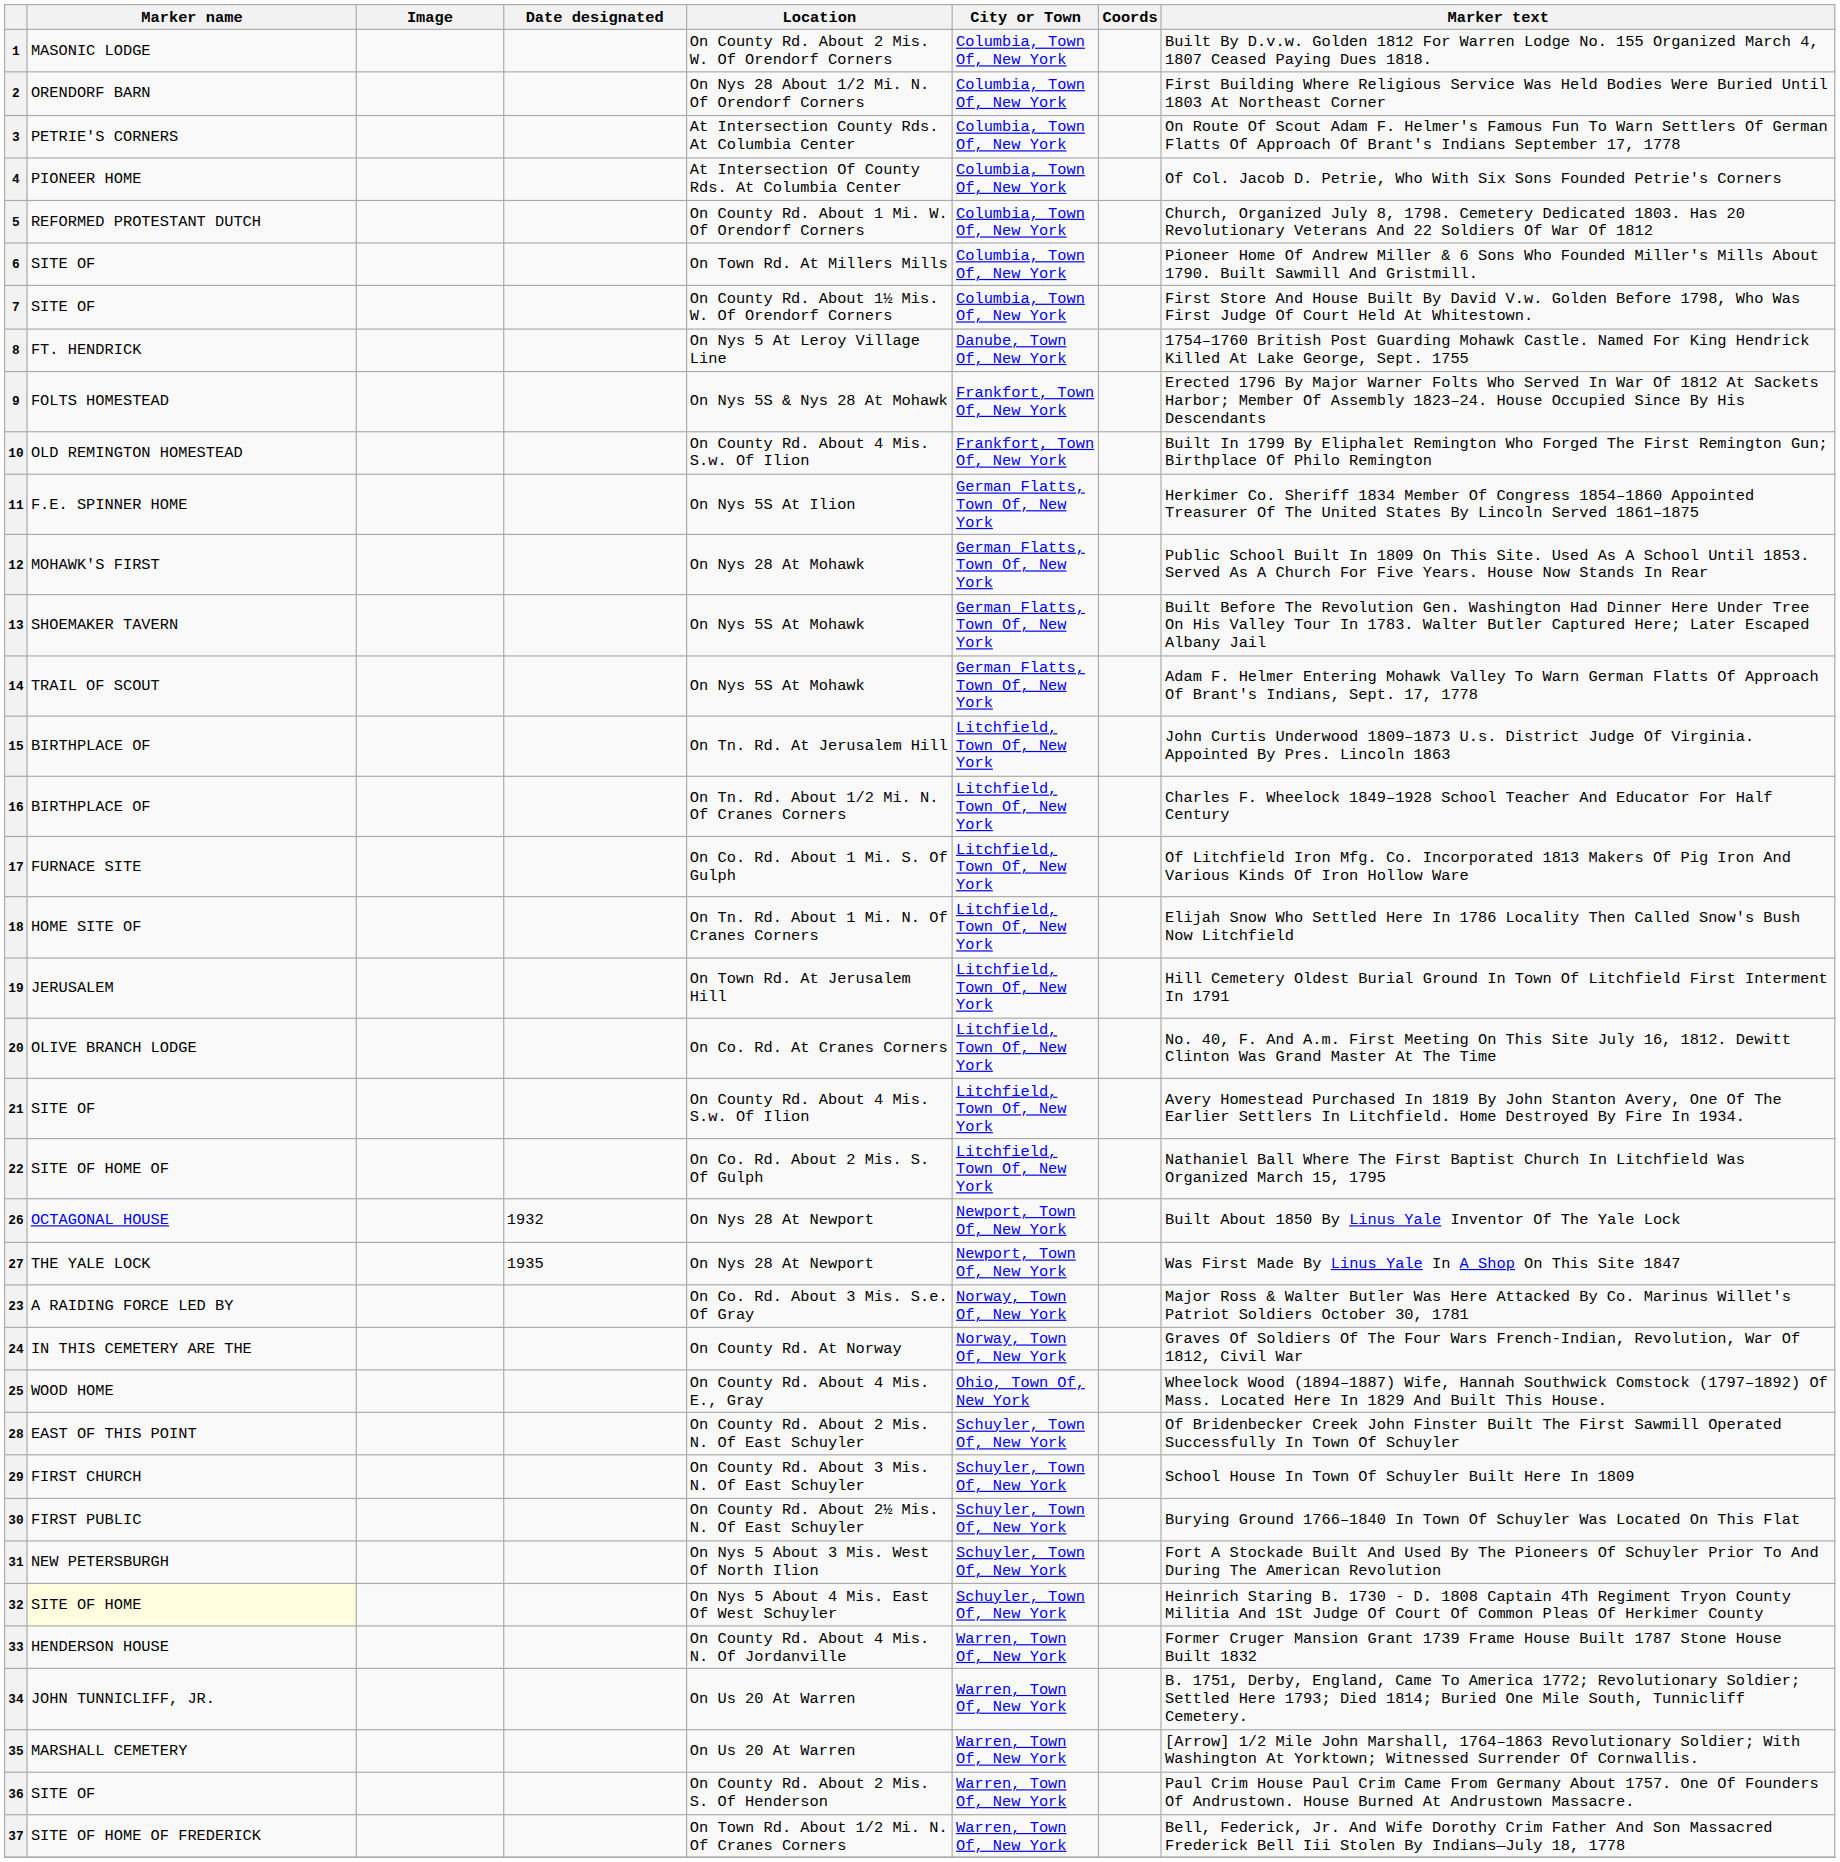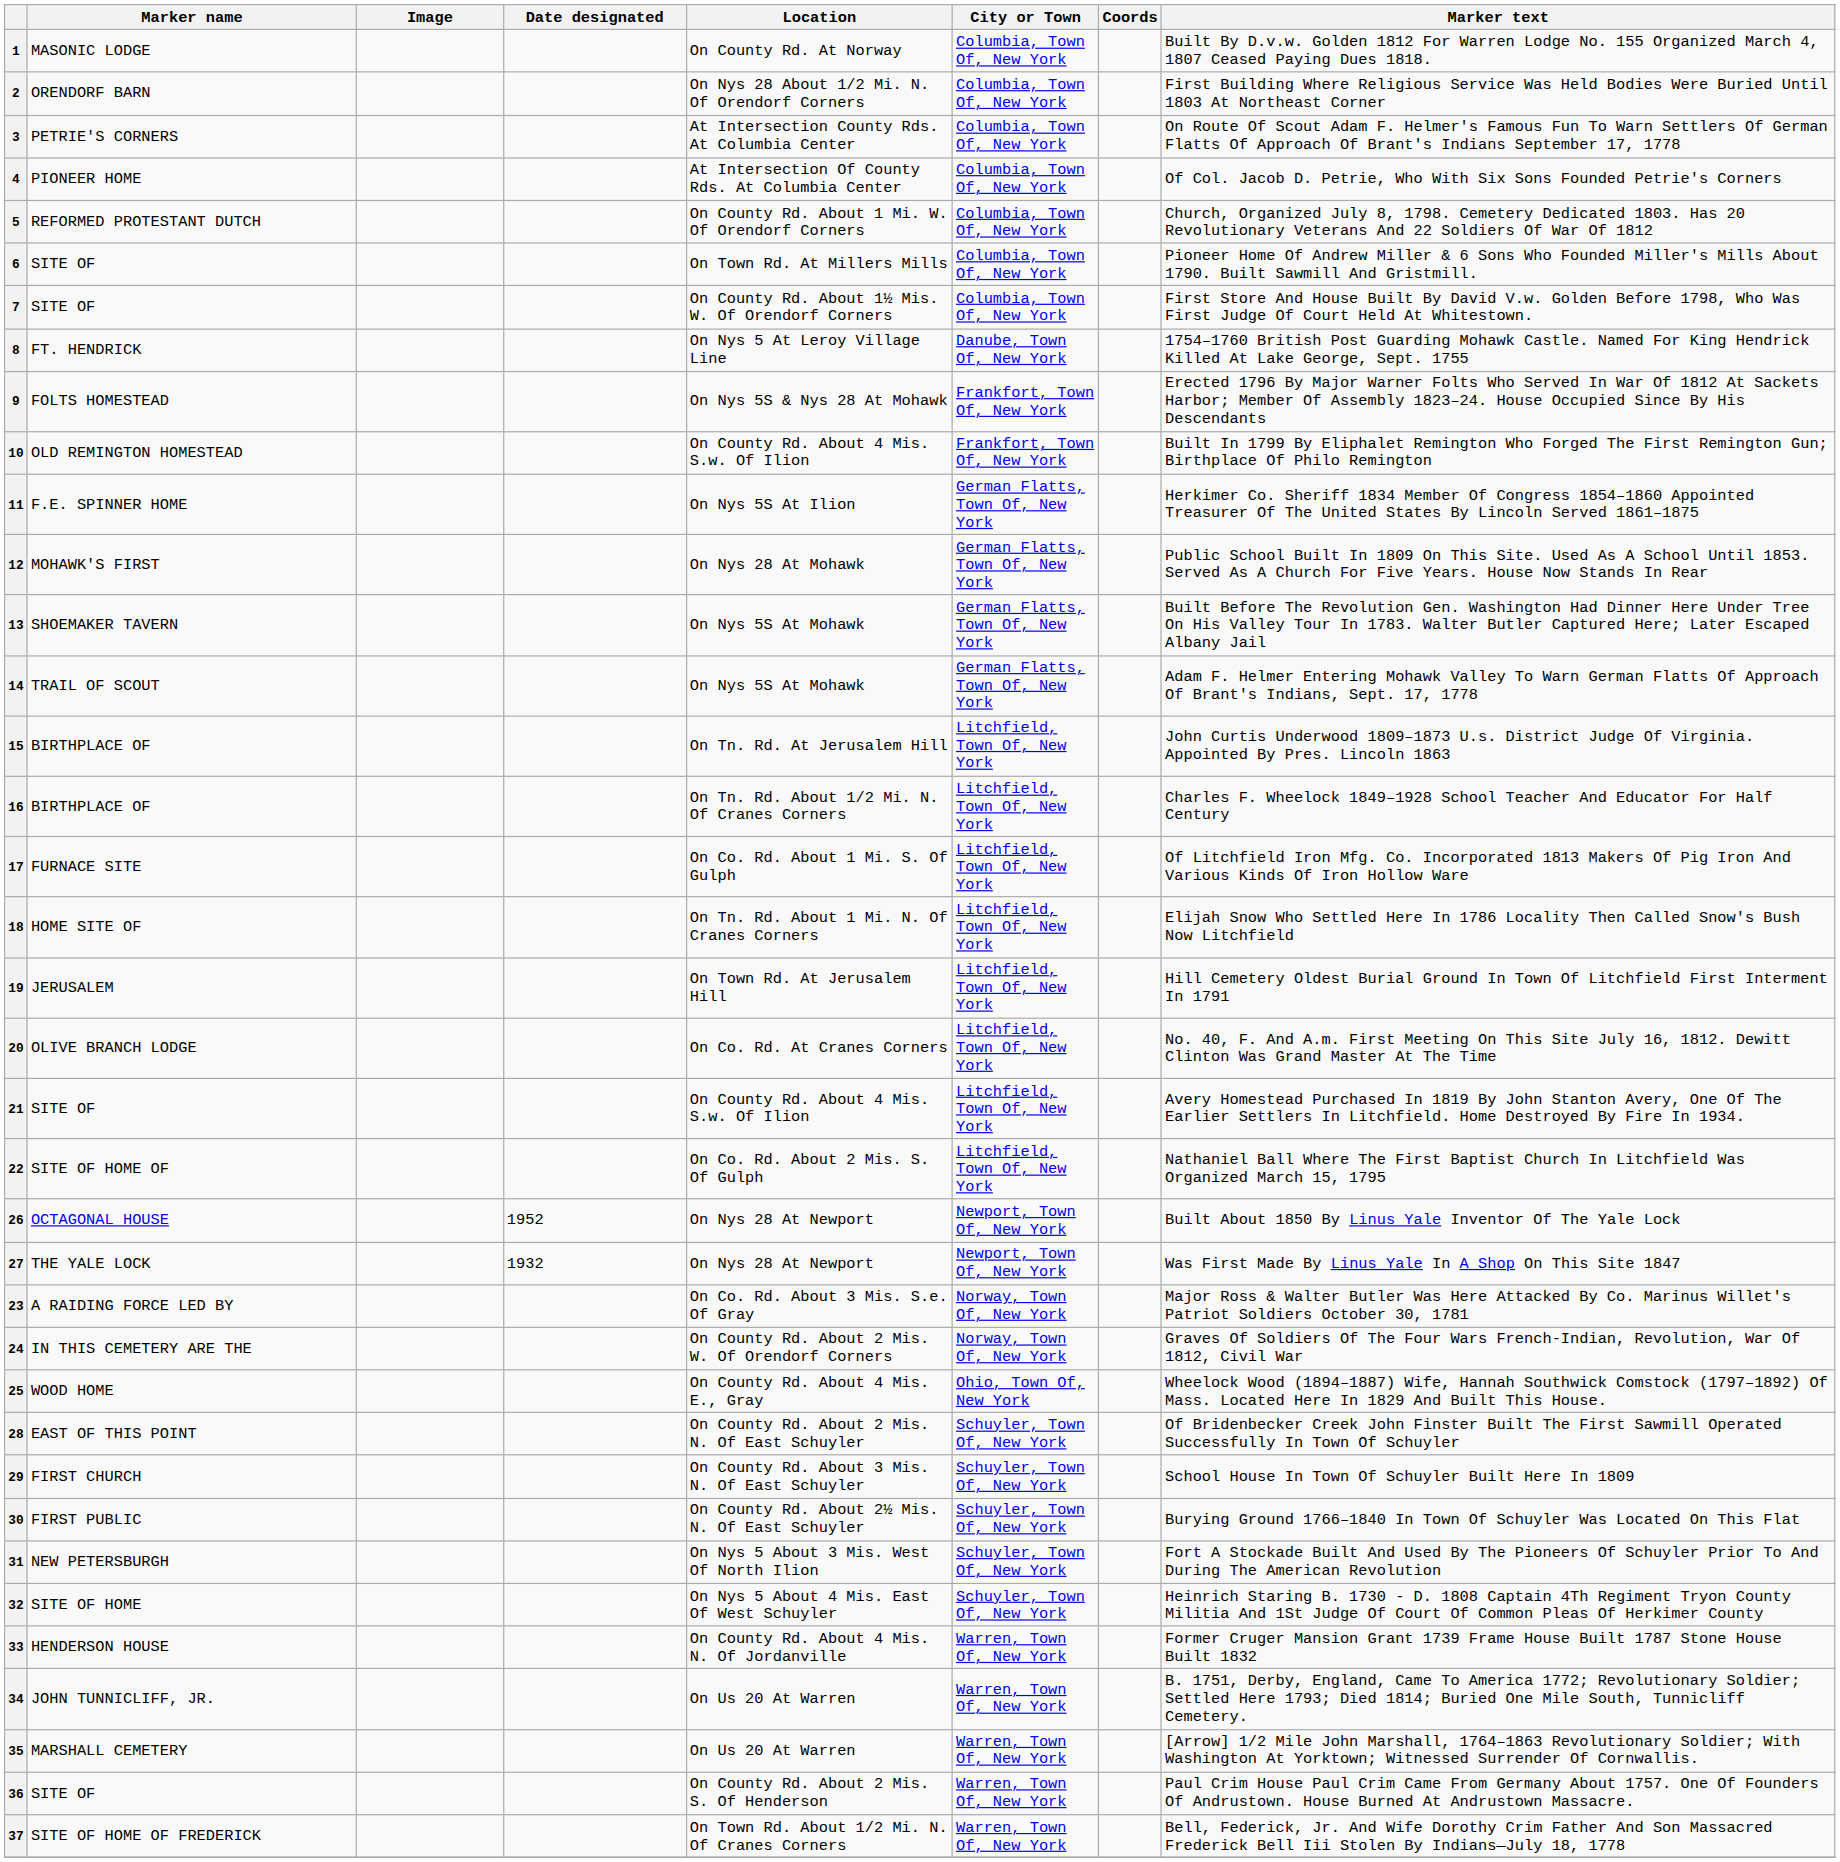(810, 51) On County Rd. About 2 Mis. W. Of Orendorf Corners -> (796, 51) On County Rd. At Norway
(525, 1220) 1932 -> (525, 1220) 1952
(525, 1263) 1935 -> (525, 1263) 1932
(796, 1349) On County Rd. At Norway -> (810, 1349) On County Rd. About 2 Mis. W. Of Orendorf Corners
(86, 1605) lightyellow background -> (86, 1605) no background
